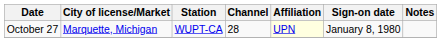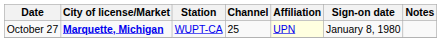(110, 29) normal -> (113, 29) bold
(233, 29) 28 -> (233, 29) 25
